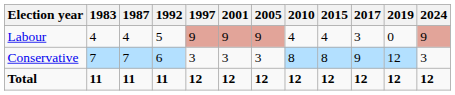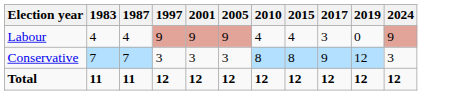- column: (169, 15)
